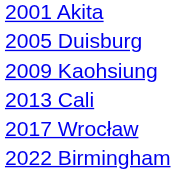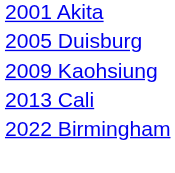- row: (72, 128)
